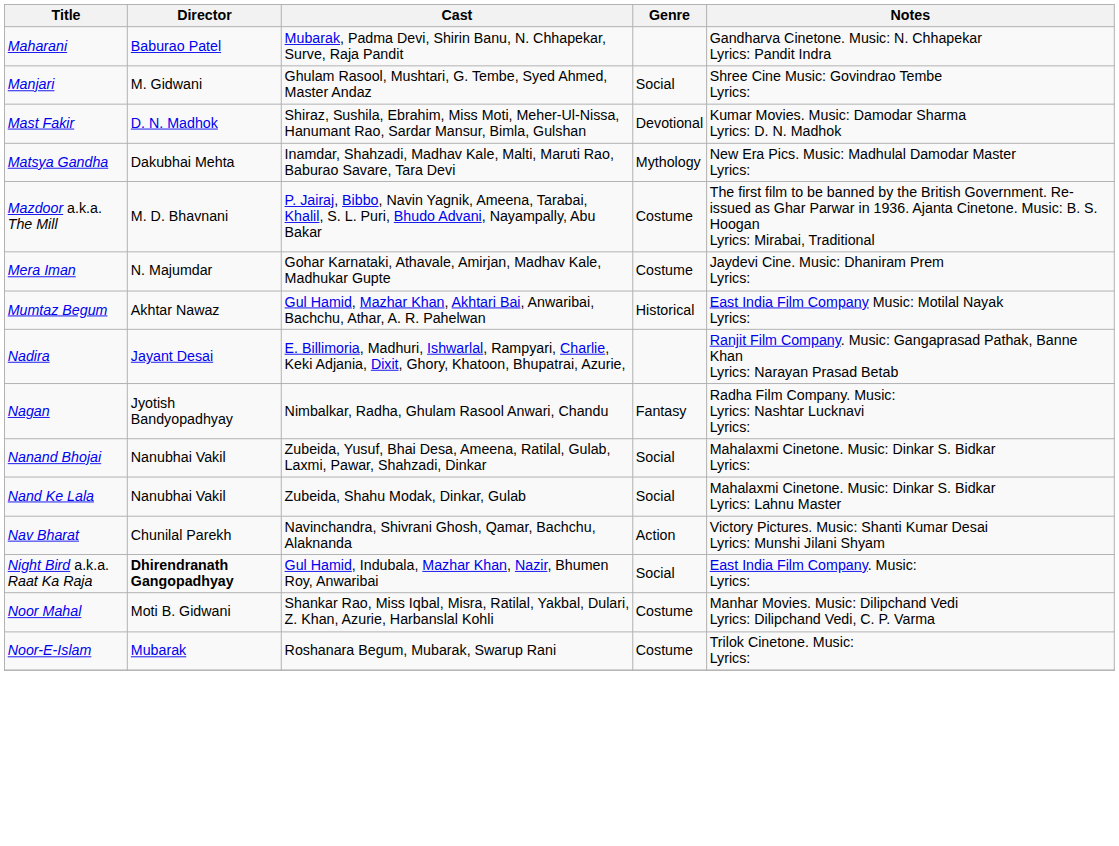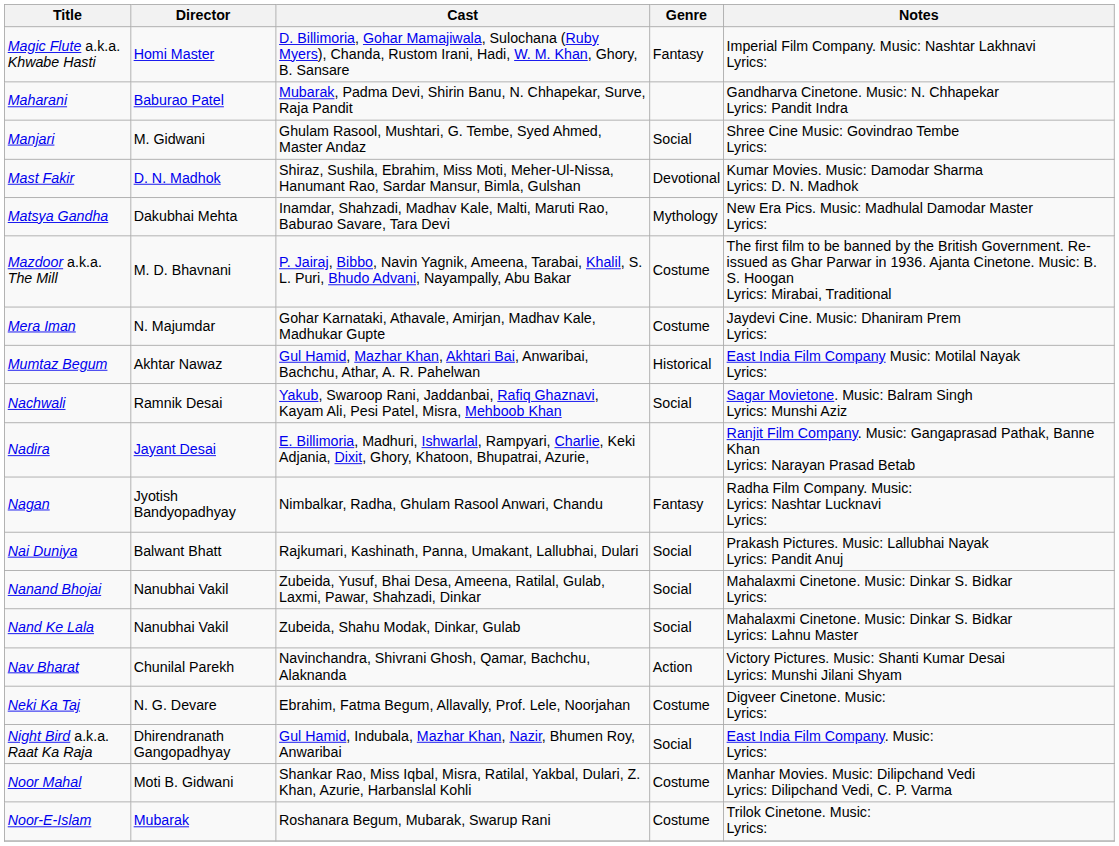+ row: (64, 54)
+ row: (37, 403)
+ row: (43, 551)
+ row: (44, 705)
(182, 573) bold -> (182, 744) normal
